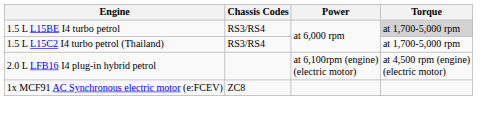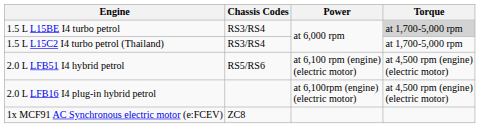+ row: (66, 66)
